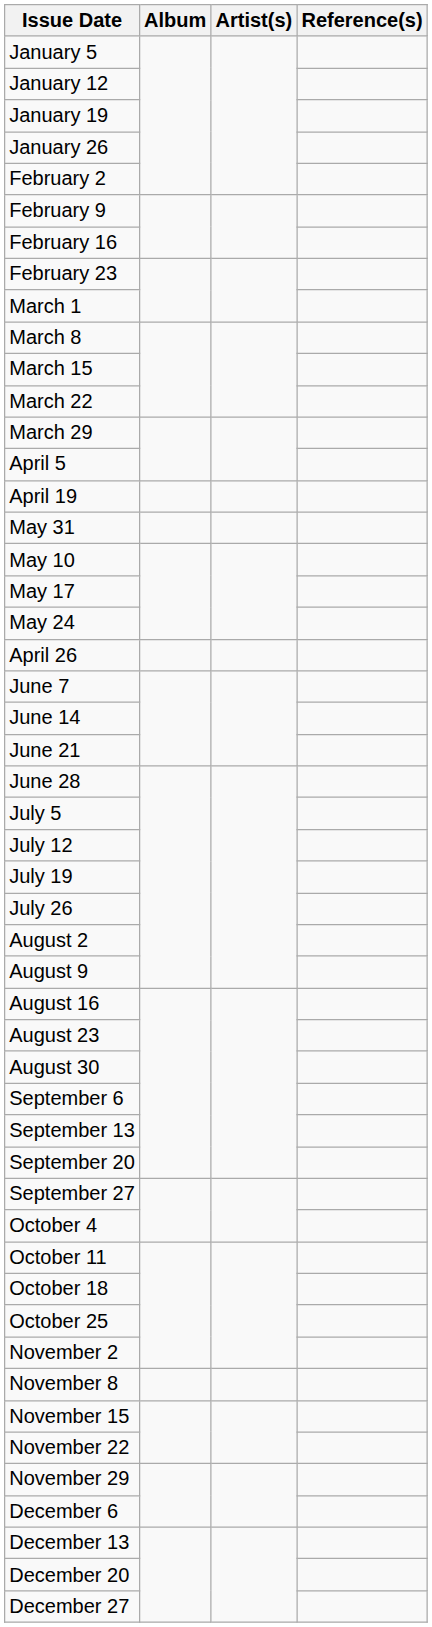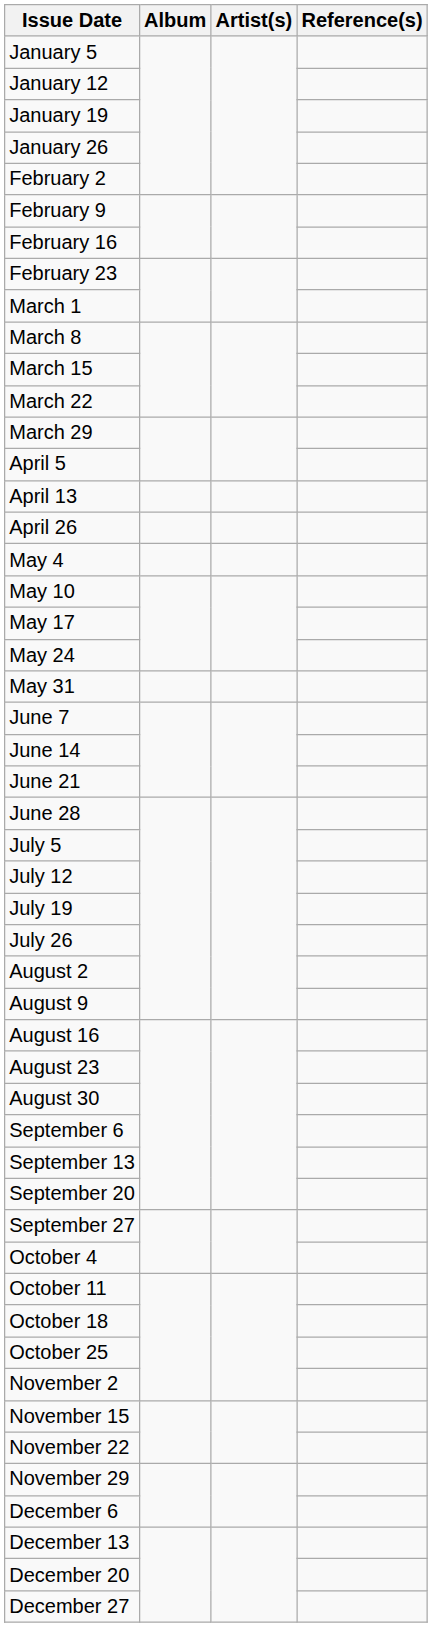+ row: (43, 496)
- row: (43, 496)
rows swapped: (43, 654) <-> (42, 527)
+ row: (36, 559)
- row: (64, 1384)
